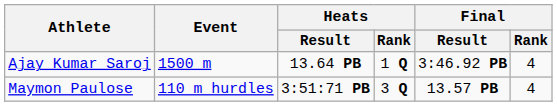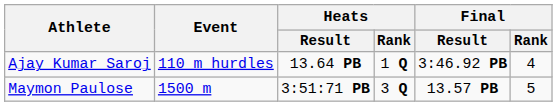(185, 64) 1500 m -> (216, 64) 110 m hurdles
(216, 89) 110 m hurdles -> (185, 89) 1500 m
(531, 89) 4 -> (531, 89) 5
